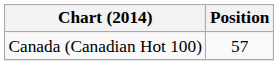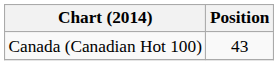(240, 45) 57 -> (240, 45) 43
